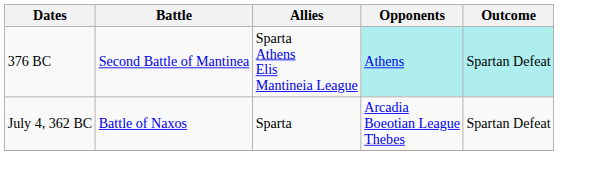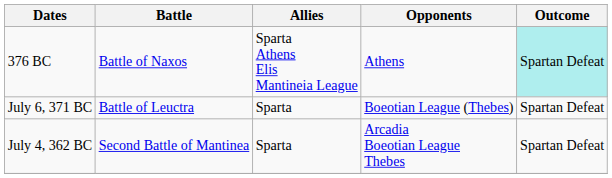(174, 61) Second Battle of Mantinea -> (143, 61) Battle of Naxos
(384, 61) paleturquoise background -> (384, 61) no background
+ row: (50, 107)
(143, 123) Battle of Naxos -> (174, 146) Second Battle of Mantinea
